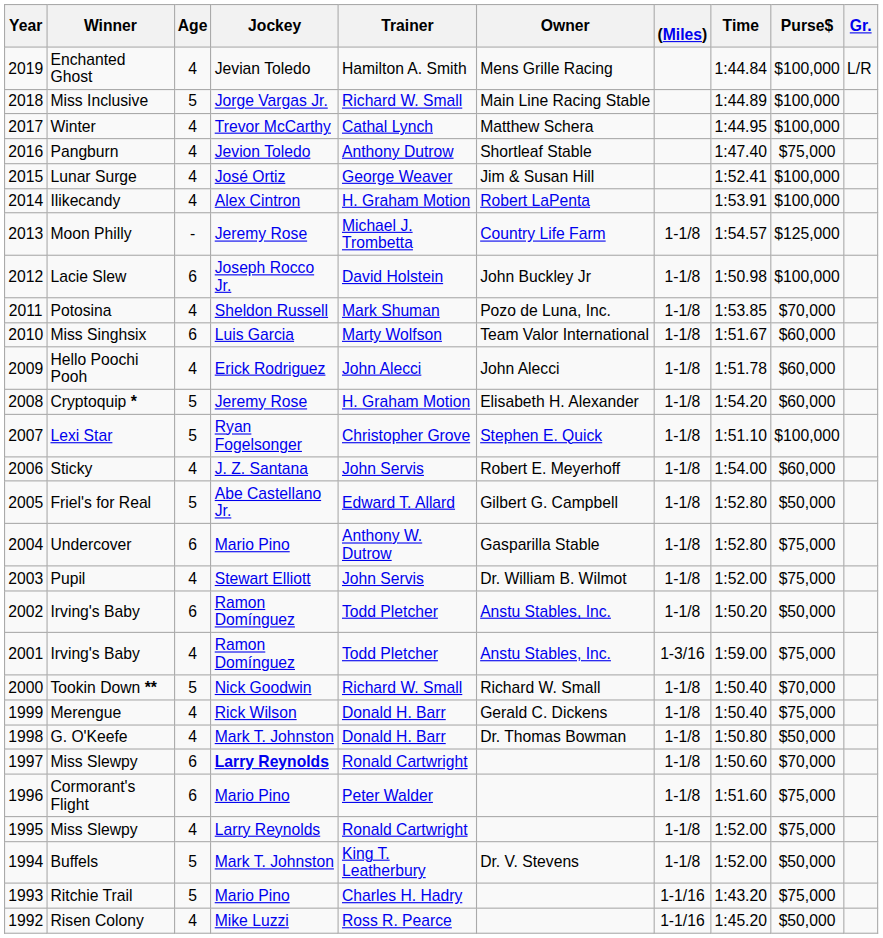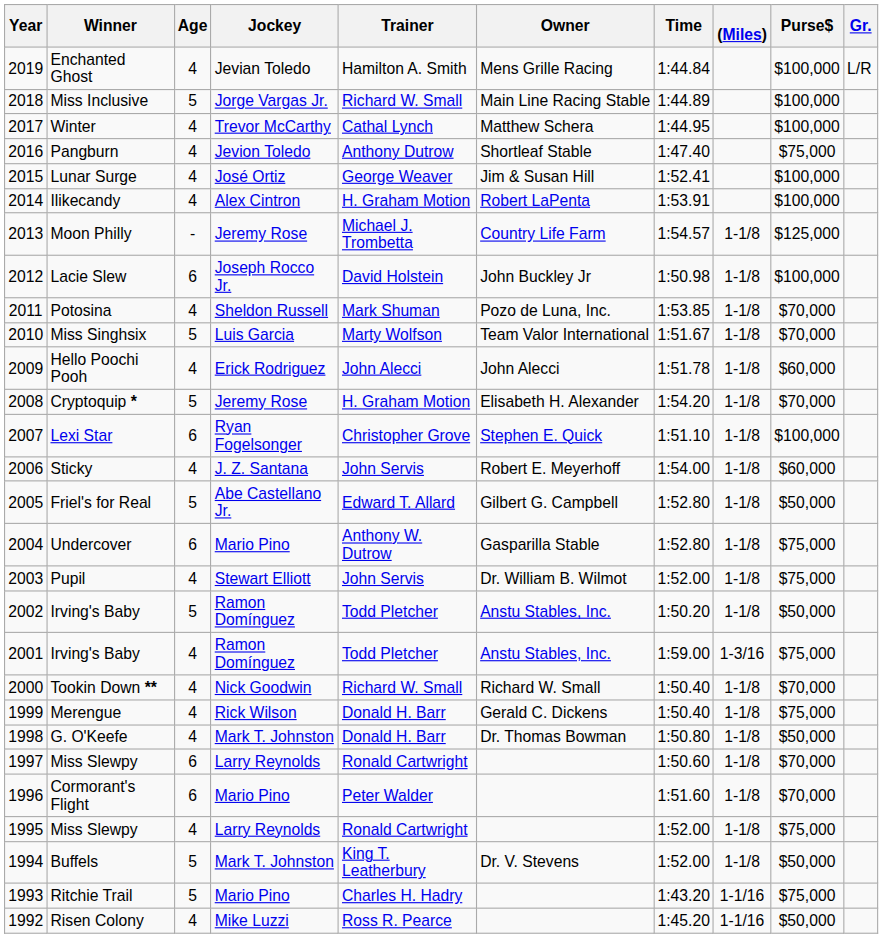columns swapped: (682, 35) <-> (741, 26)
(193, 335) 6 -> (193, 335) 5
(807, 335) $60,000 -> (807, 335) $70,000
(807, 402) $60,000 -> (807, 402) $70,000
(193, 436) 5 -> (193, 436) 6
(193, 612) 6 -> (193, 612) 5
(193, 688) 5 -> (193, 688) 4
(272, 762) bold -> (267, 762) normal
(807, 796) $75,000 -> (807, 796) $70,000
